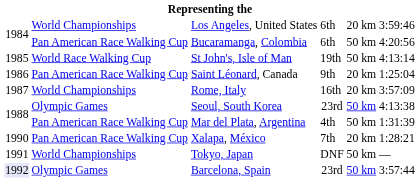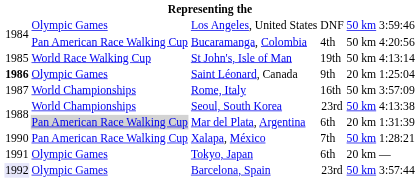(84, 25) World Championships -> (70, 25) Olympic Games
(328, 25) 6th -> (332, 25) DNF
(361, 25) 20 km -> (361, 25) 50 km
(328, 42) 6th -> (328, 42) 4th
(17, 74) normal -> (17, 74) bold
(110, 74) Pan American Race Walking Cup -> (70, 74) Olympic Games
(361, 90) 20 km -> (361, 90) 50 km
(70, 106) Olympic Games -> (84, 106) World Championships
(110, 122) no background -> (110, 122) lightgrey background
(328, 122) 4th -> (328, 122) 6th
(361, 122) 50 km -> (361, 122) 20 km
(361, 138) 20 km -> (361, 138) 50 km
(84, 154) World Championships -> (70, 154) Olympic Games
(332, 154) DNF -> (328, 154) 6th
(361, 154) 50 km -> (361, 154) 20 km
